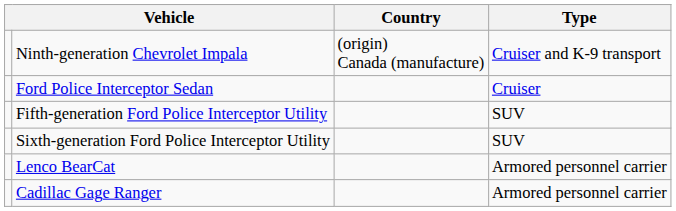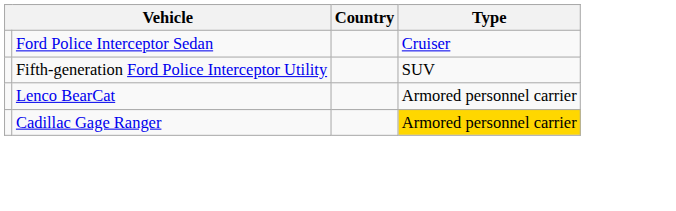- row: (132, 52)
- row: (173, 140)
(579, 192) no background -> (489, 122) gold background
